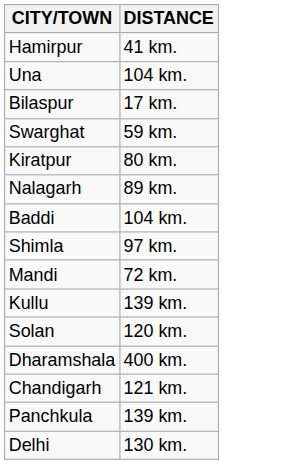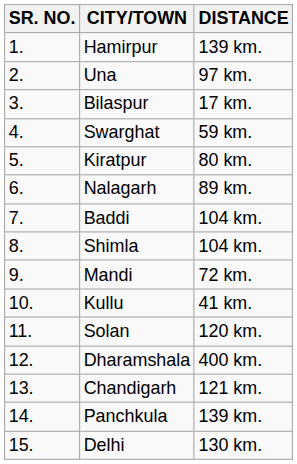+ column: (42, 18)
(150, 47) 41 km. -> (230, 47) 139 km.
(155, 75) 104 km. -> (225, 75) 97 km.
(150, 246) 97 km. -> (230, 246) 104 km.
(155, 302) 139 km. -> (225, 302) 41 km.
